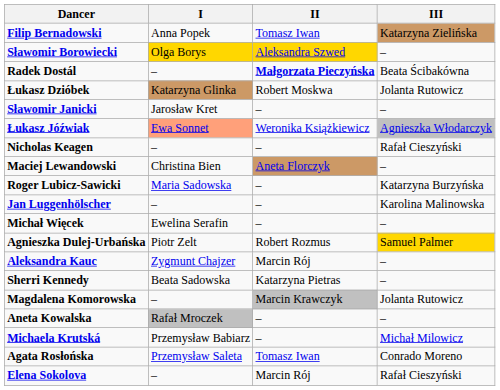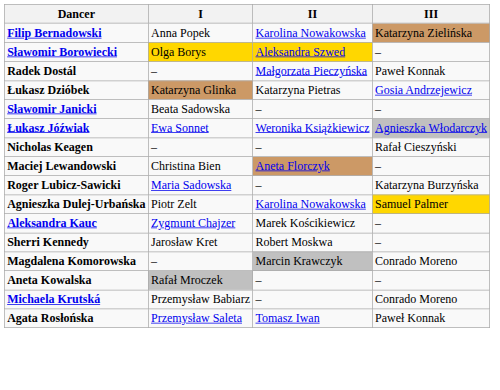(288, 33) Tomasz Iwan -> (311, 33) Karolina Nowakowska
(315, 71) bold -> (311, 71) normal
(425, 71) Beata Ścibakówna -> (410, 71) Paweł Konnak
(294, 90) Robert Moskwa -> (298, 90) Katarzyna Pietras
(422, 90) Jolanta Rutowicz -> (424, 90) Gosia Andrzejewicz
(184, 109) Jarosław Kret -> (191, 109) Beata Sadowska
(180, 128) lightsalmon background -> (180, 128) no background
- row: (59, 204)
- row: (45, 223)
(293, 242) Robert Rozmus -> (311, 204) Karolina Nowakowska
(283, 261) Marcin Rój -> (305, 223) Marek Kościkiewicz
(191, 280) Beata Sadowska -> (184, 242) Jarosław Kret
(298, 280) Katarzyna Pietras -> (294, 242) Robert Moskwa
(422, 299) Jolanta Rutowicz -> (416, 261) Conrado Moreno
(422, 337) Michał Milowicz -> (416, 299) Conrado Moreno
(421, 356) Conrado Moreno -> (410, 318) Paweł Konnak
- row: (47, 375)
